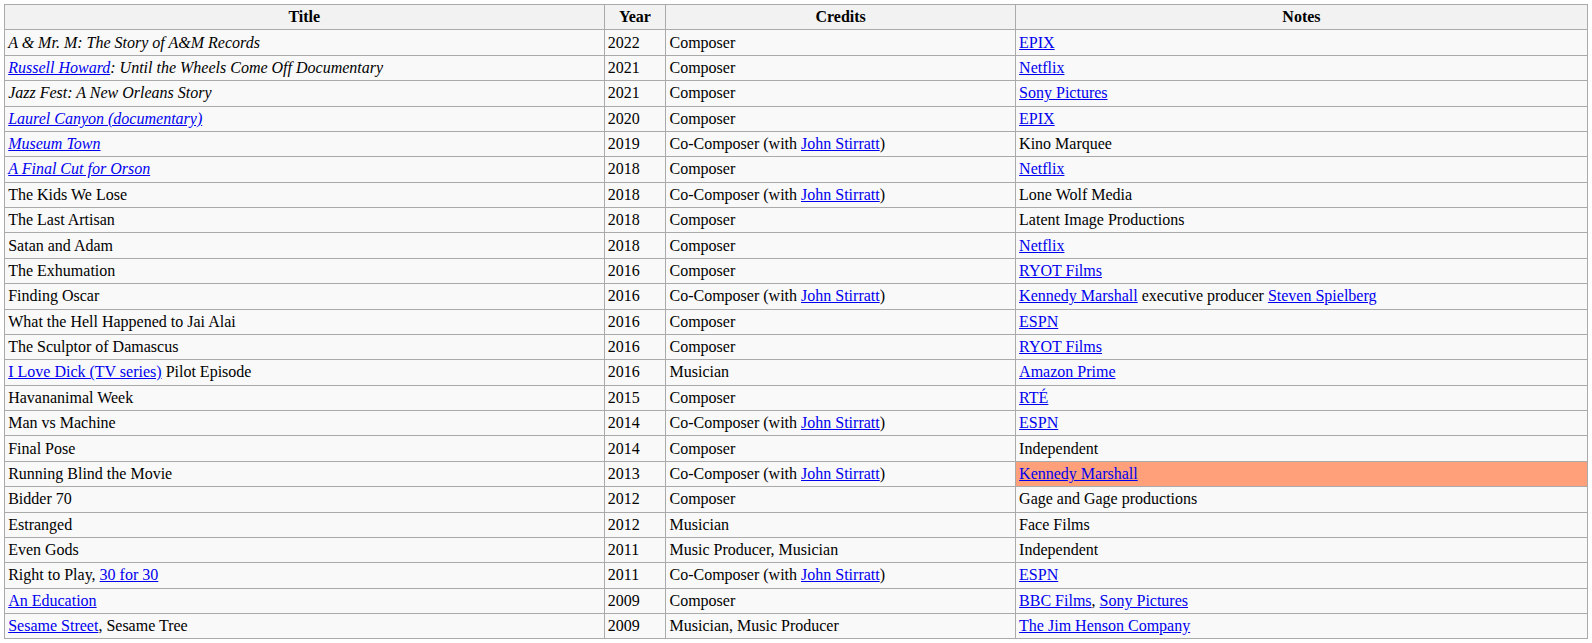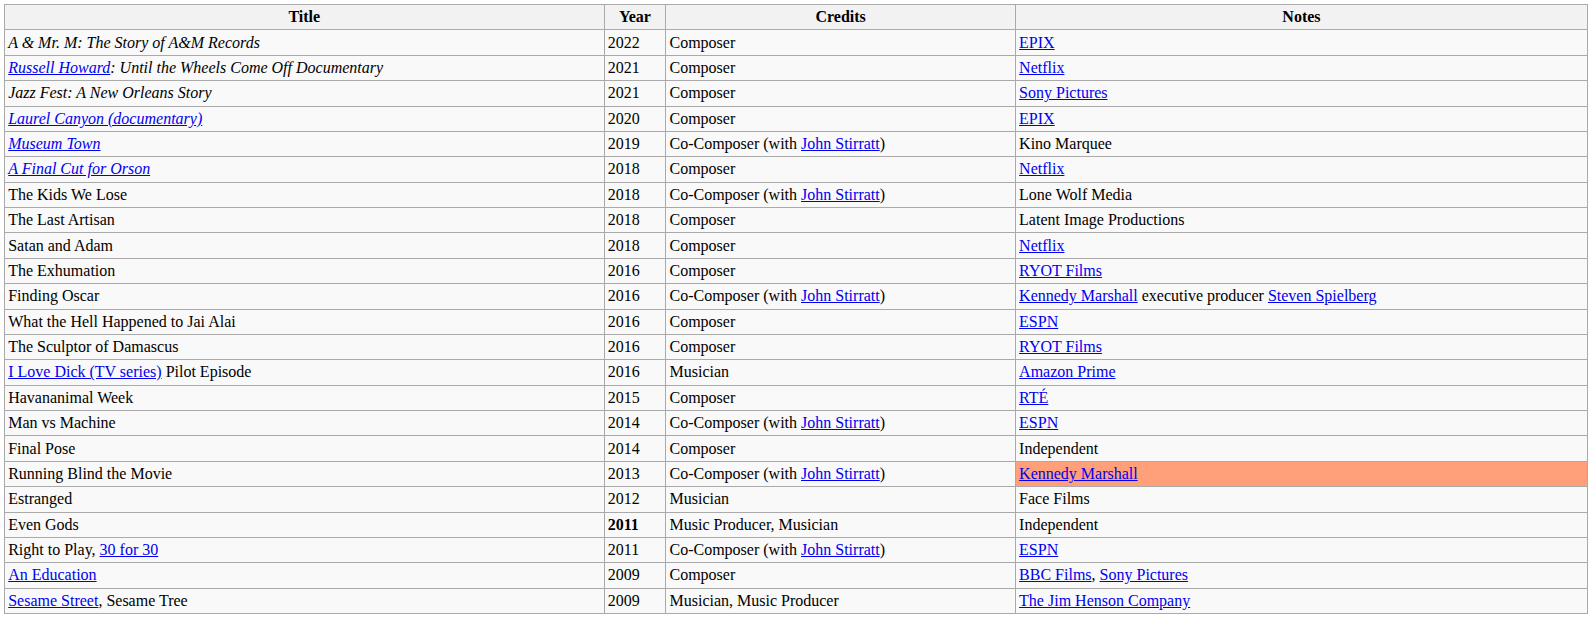- row: (40, 499)
(623, 550) normal -> (623, 524) bold
